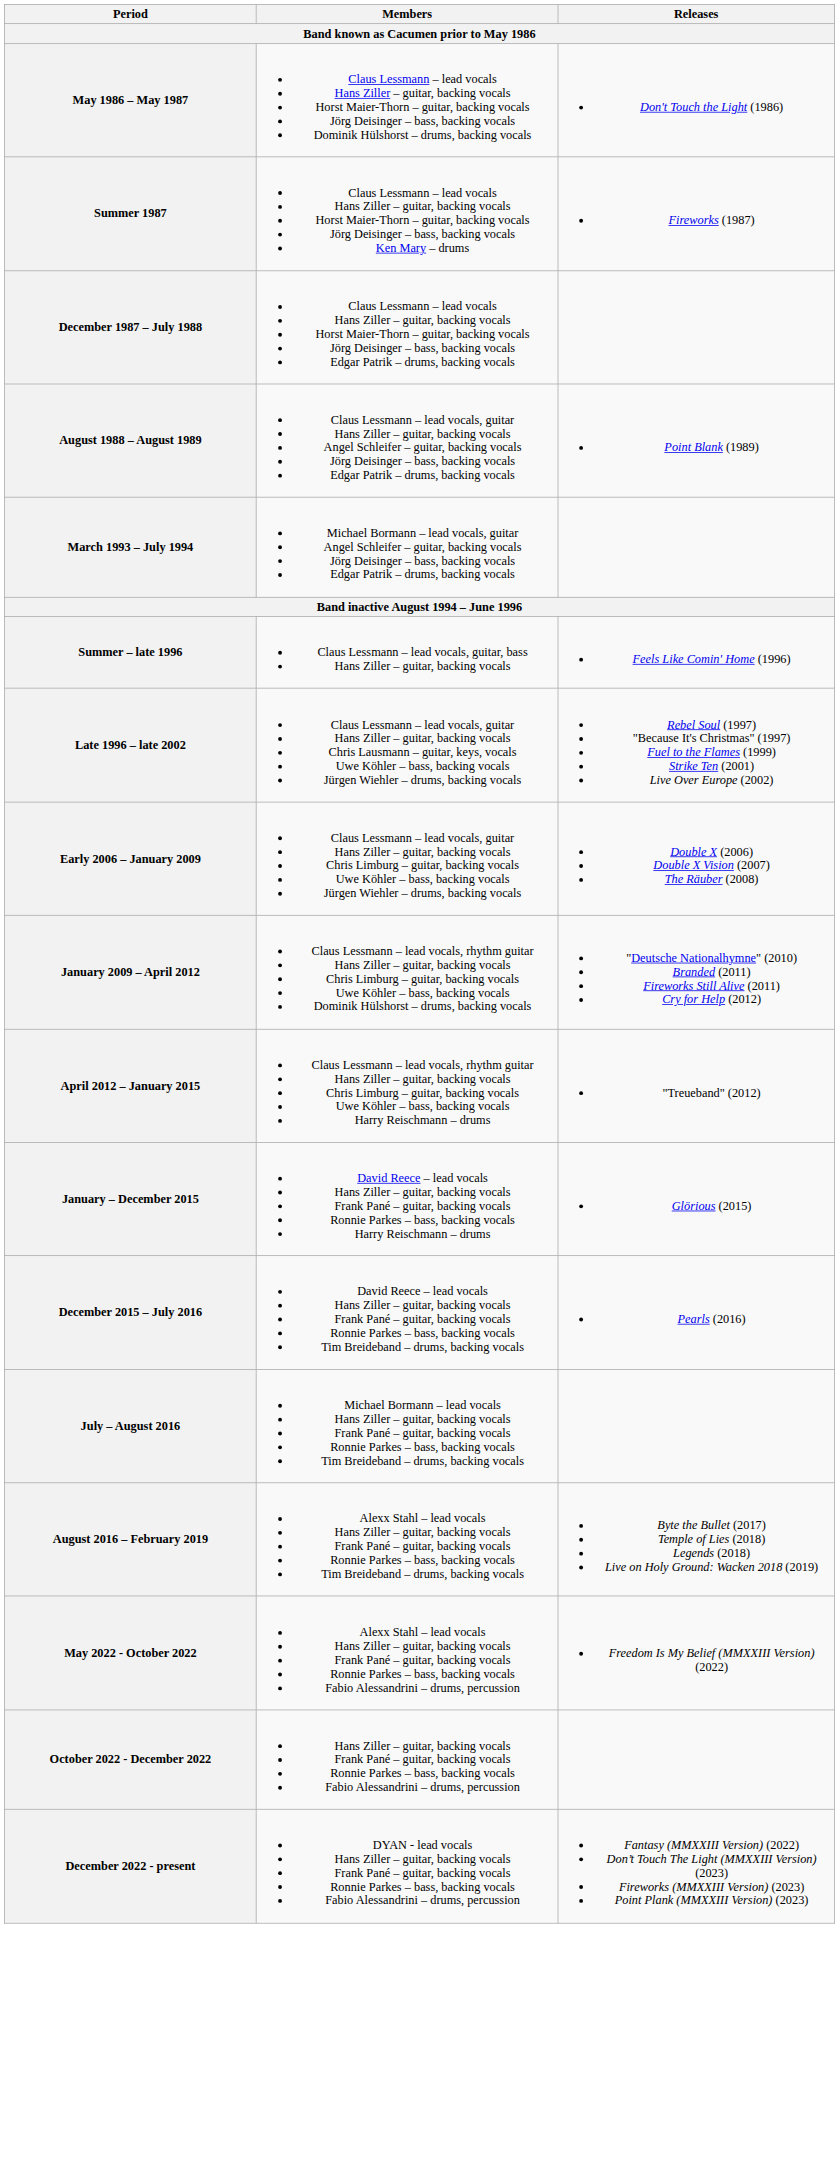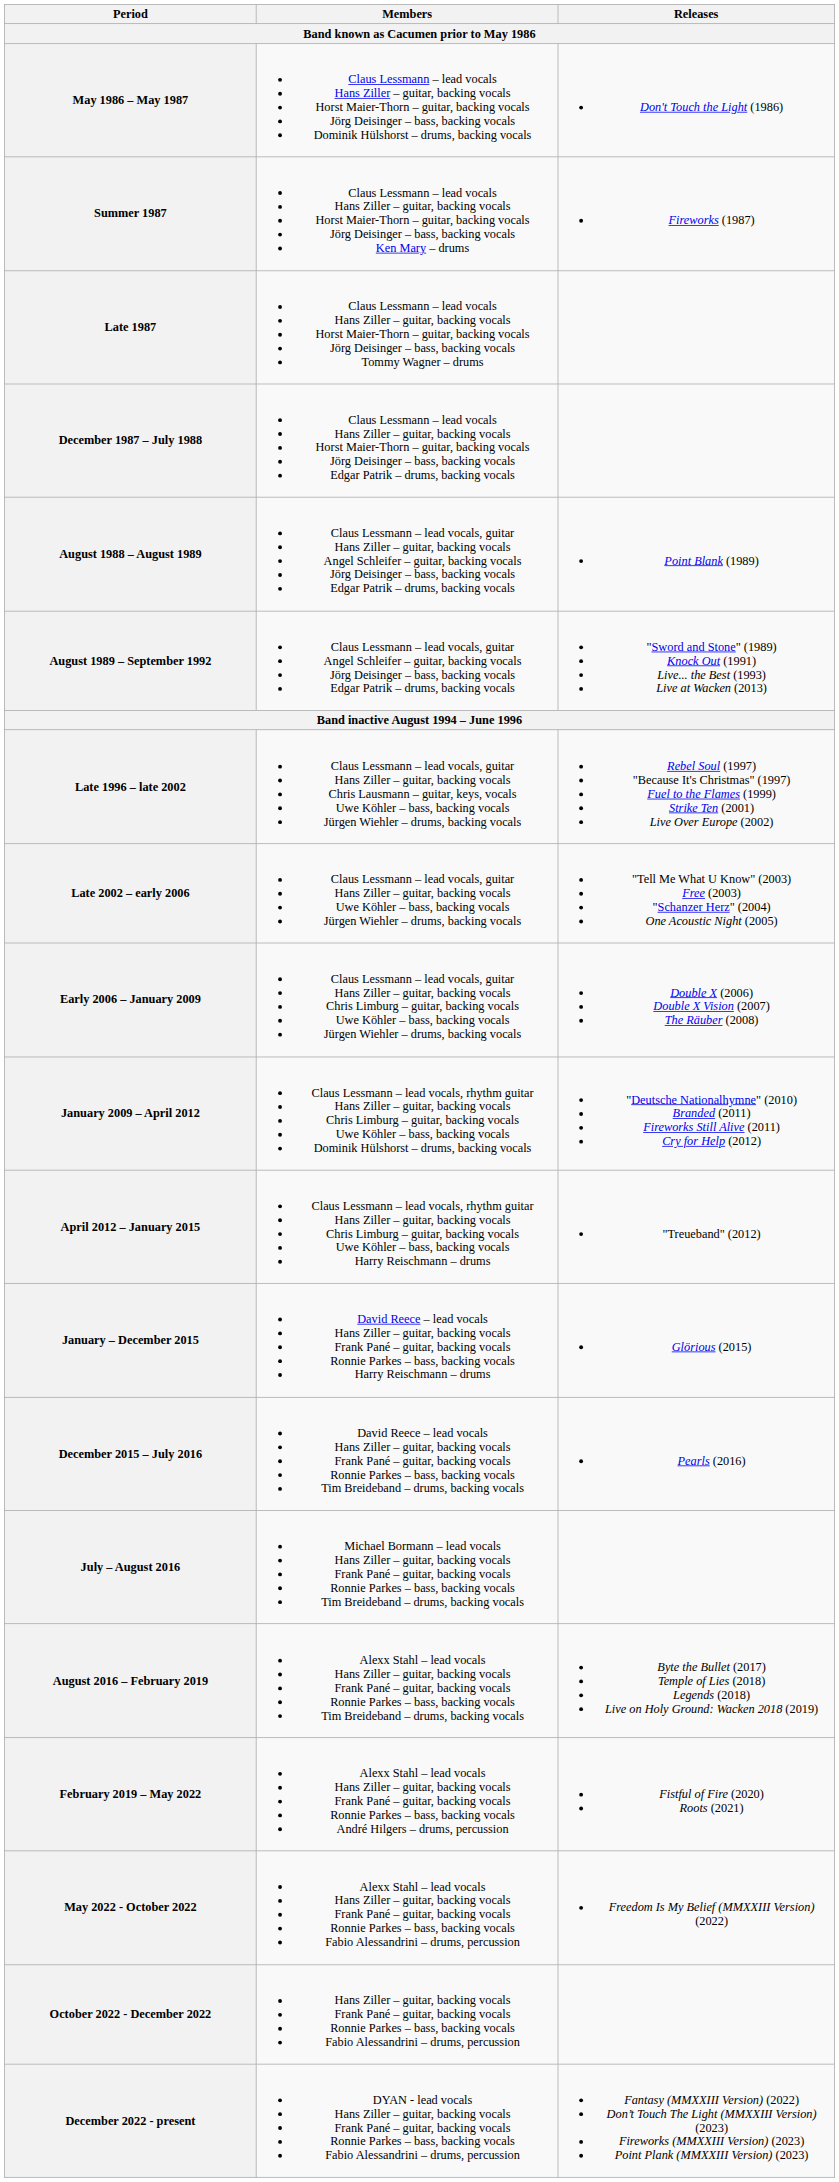+ row: (130, 327)
+ row: (130, 660)
- row: (130, 547)
- row: (130, 652)
+ row: (130, 893)
+ row: (130, 1794)
